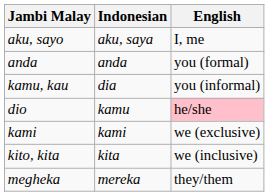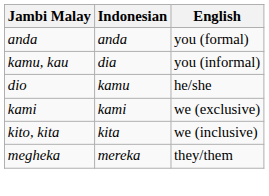- row: (36, 39)
(193, 109) pink background -> (193, 86) no background
